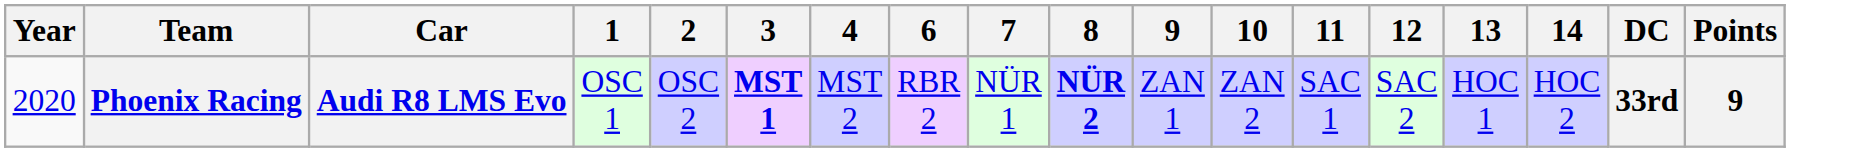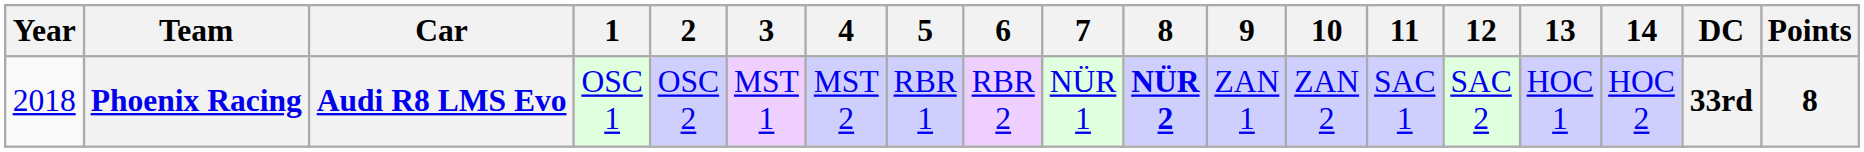+ column: (925, 30)
(44, 100) 2020 -> (44, 100) 2018
(768, 100) bold -> (766, 100) normal
(1735, 100) 9 -> (1810, 100) 8
